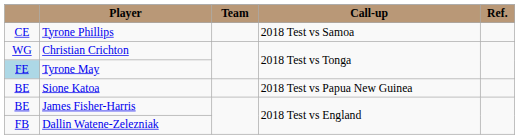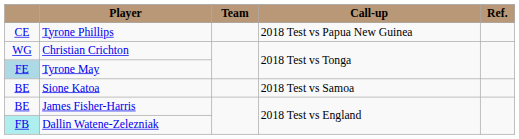(307, 32) 2018 Test vs Samoa -> (337, 32) 2018 Test vs Papua New Guinea
(337, 87) 2018 Test vs Papua New Guinea -> (307, 87) 2018 Test vs Samoa
(22, 124) no background -> (22, 124) paleturquoise background
